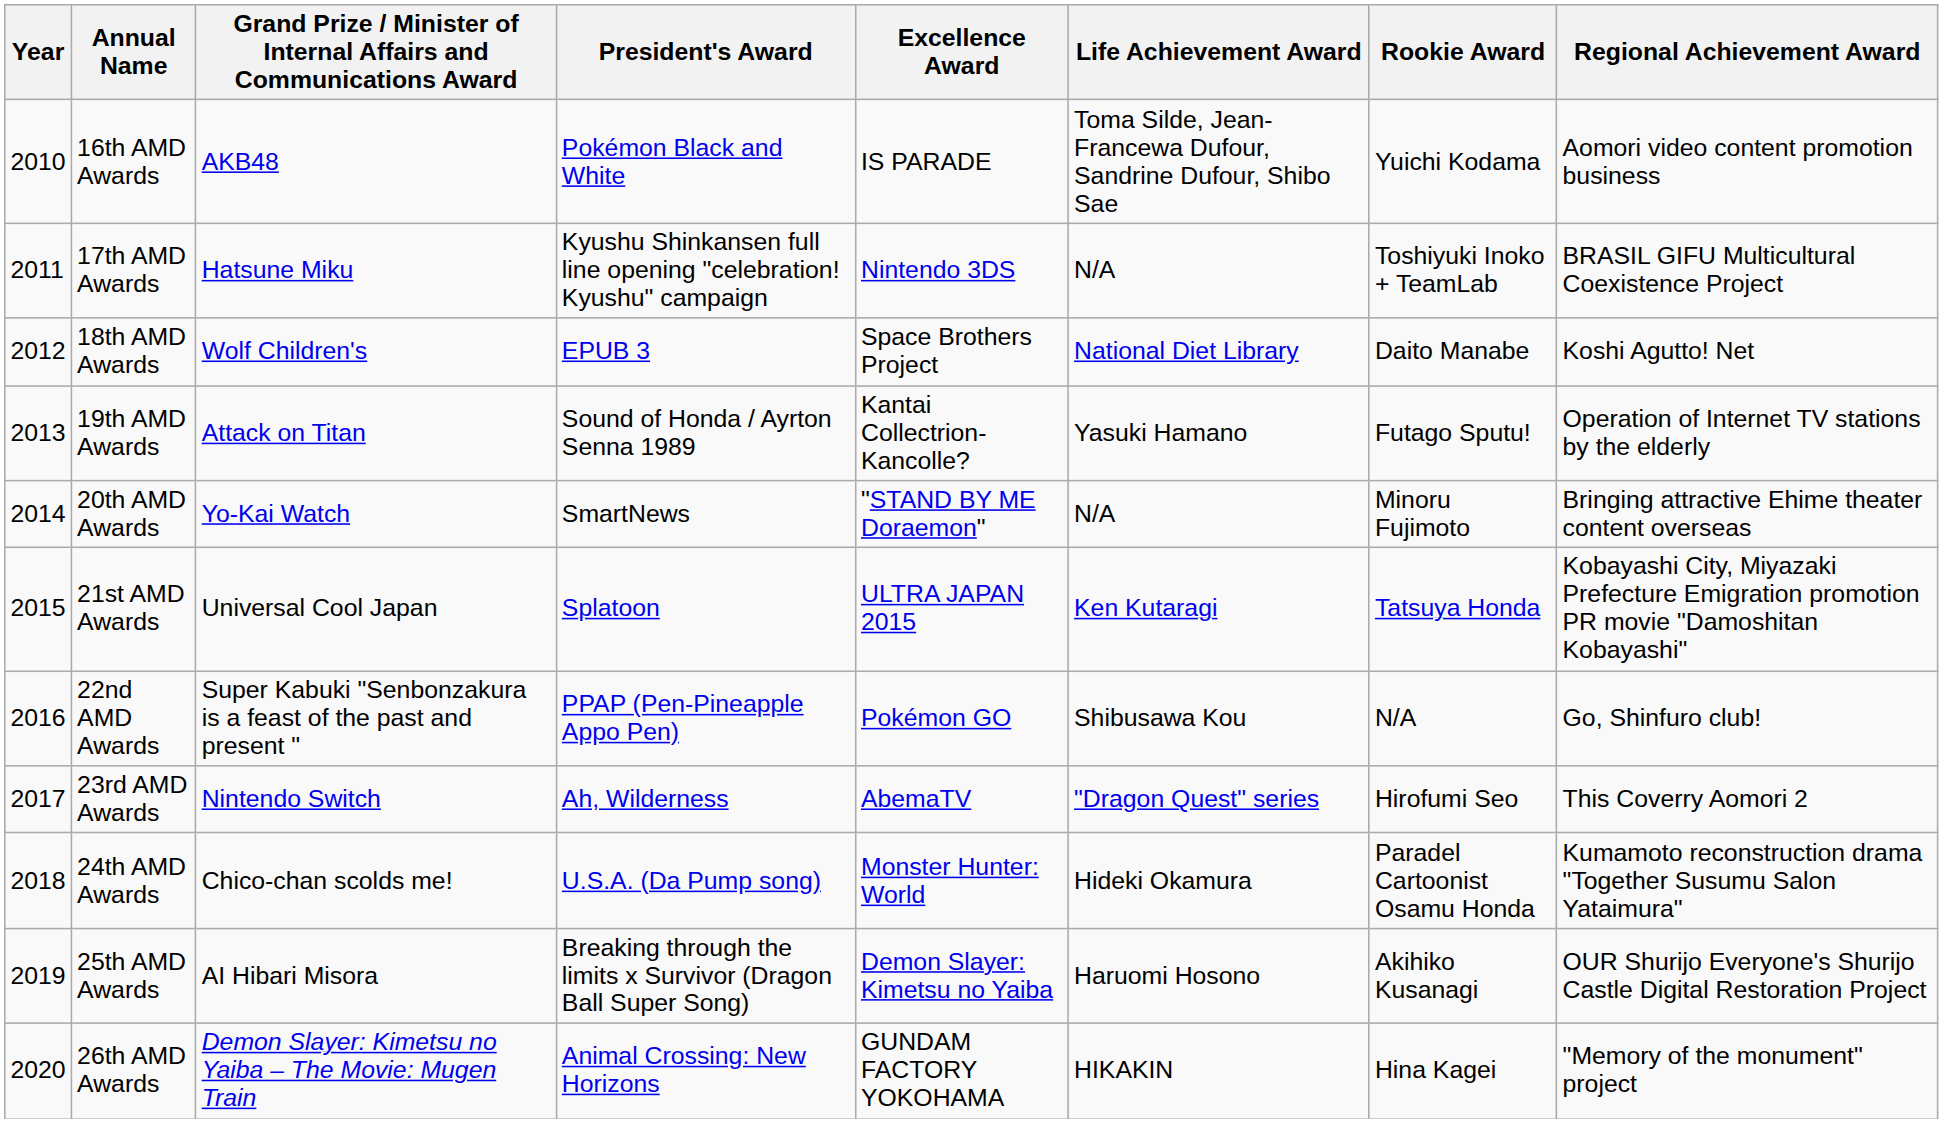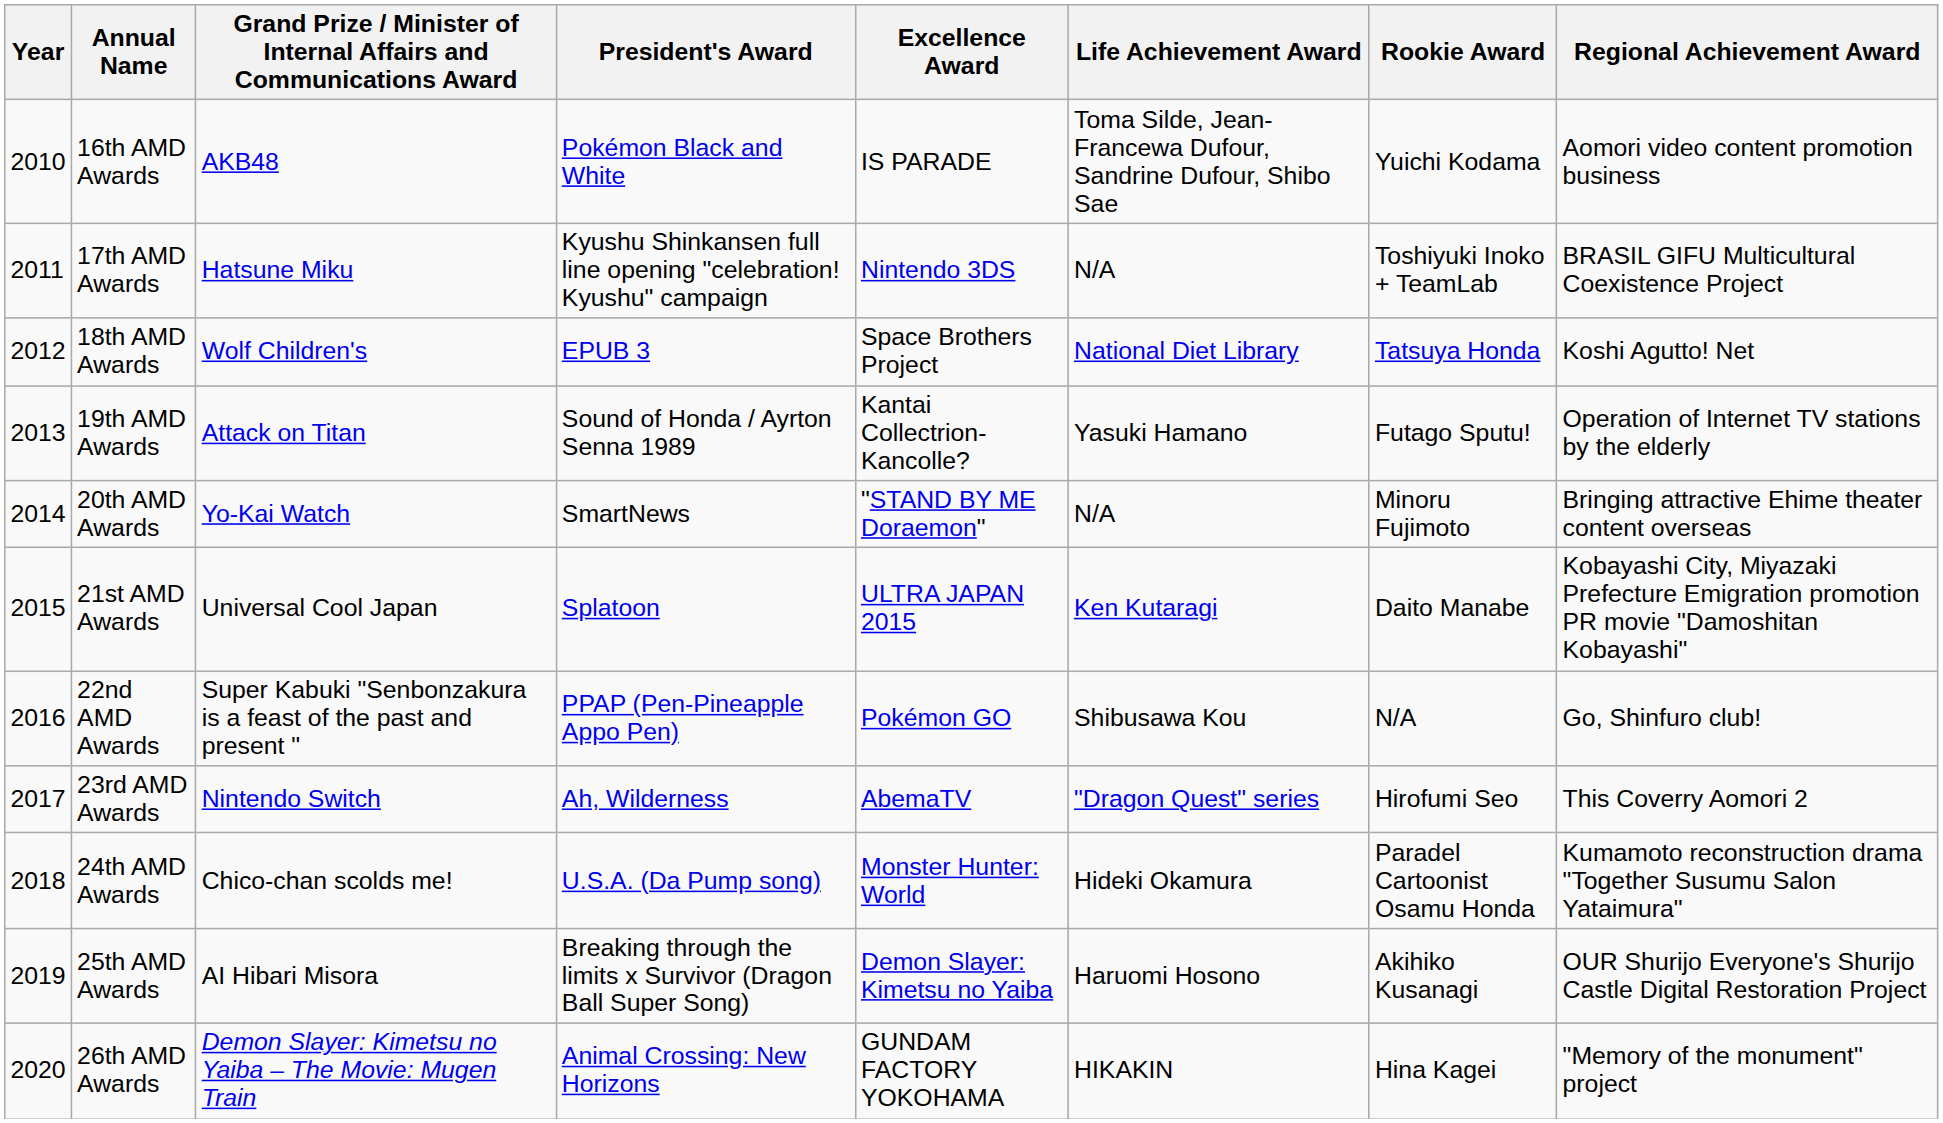(1452, 351) Daito Manabe -> (1458, 351) Tatsuya Honda
(1458, 608) Tatsuya Honda -> (1452, 608) Daito Manabe
